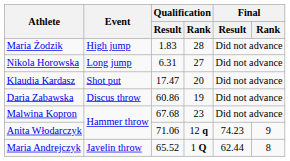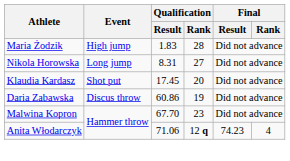(168, 63) 6.31 -> (168, 63) 8.31
(168, 80) 17.47 -> (168, 80) 17.45
(168, 114) 67.68 -> (168, 114) 67.70
(268, 131) 9 -> (268, 131) 4
- row: (44, 148)
